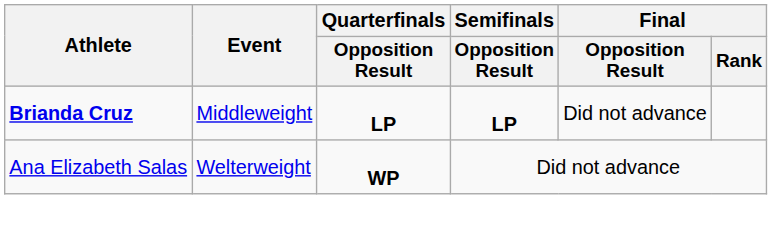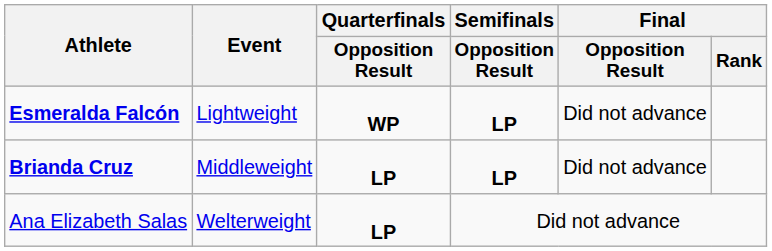+ row: (94, 114)
(383, 178) WP -> (383, 232) LP
